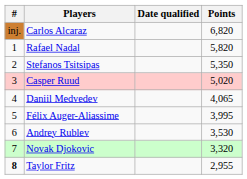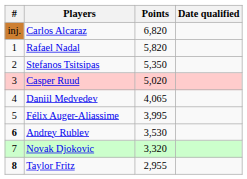columns swapped: (222, 14) <-> (168, 14)
(14, 132) normal -> (14, 132) bold
